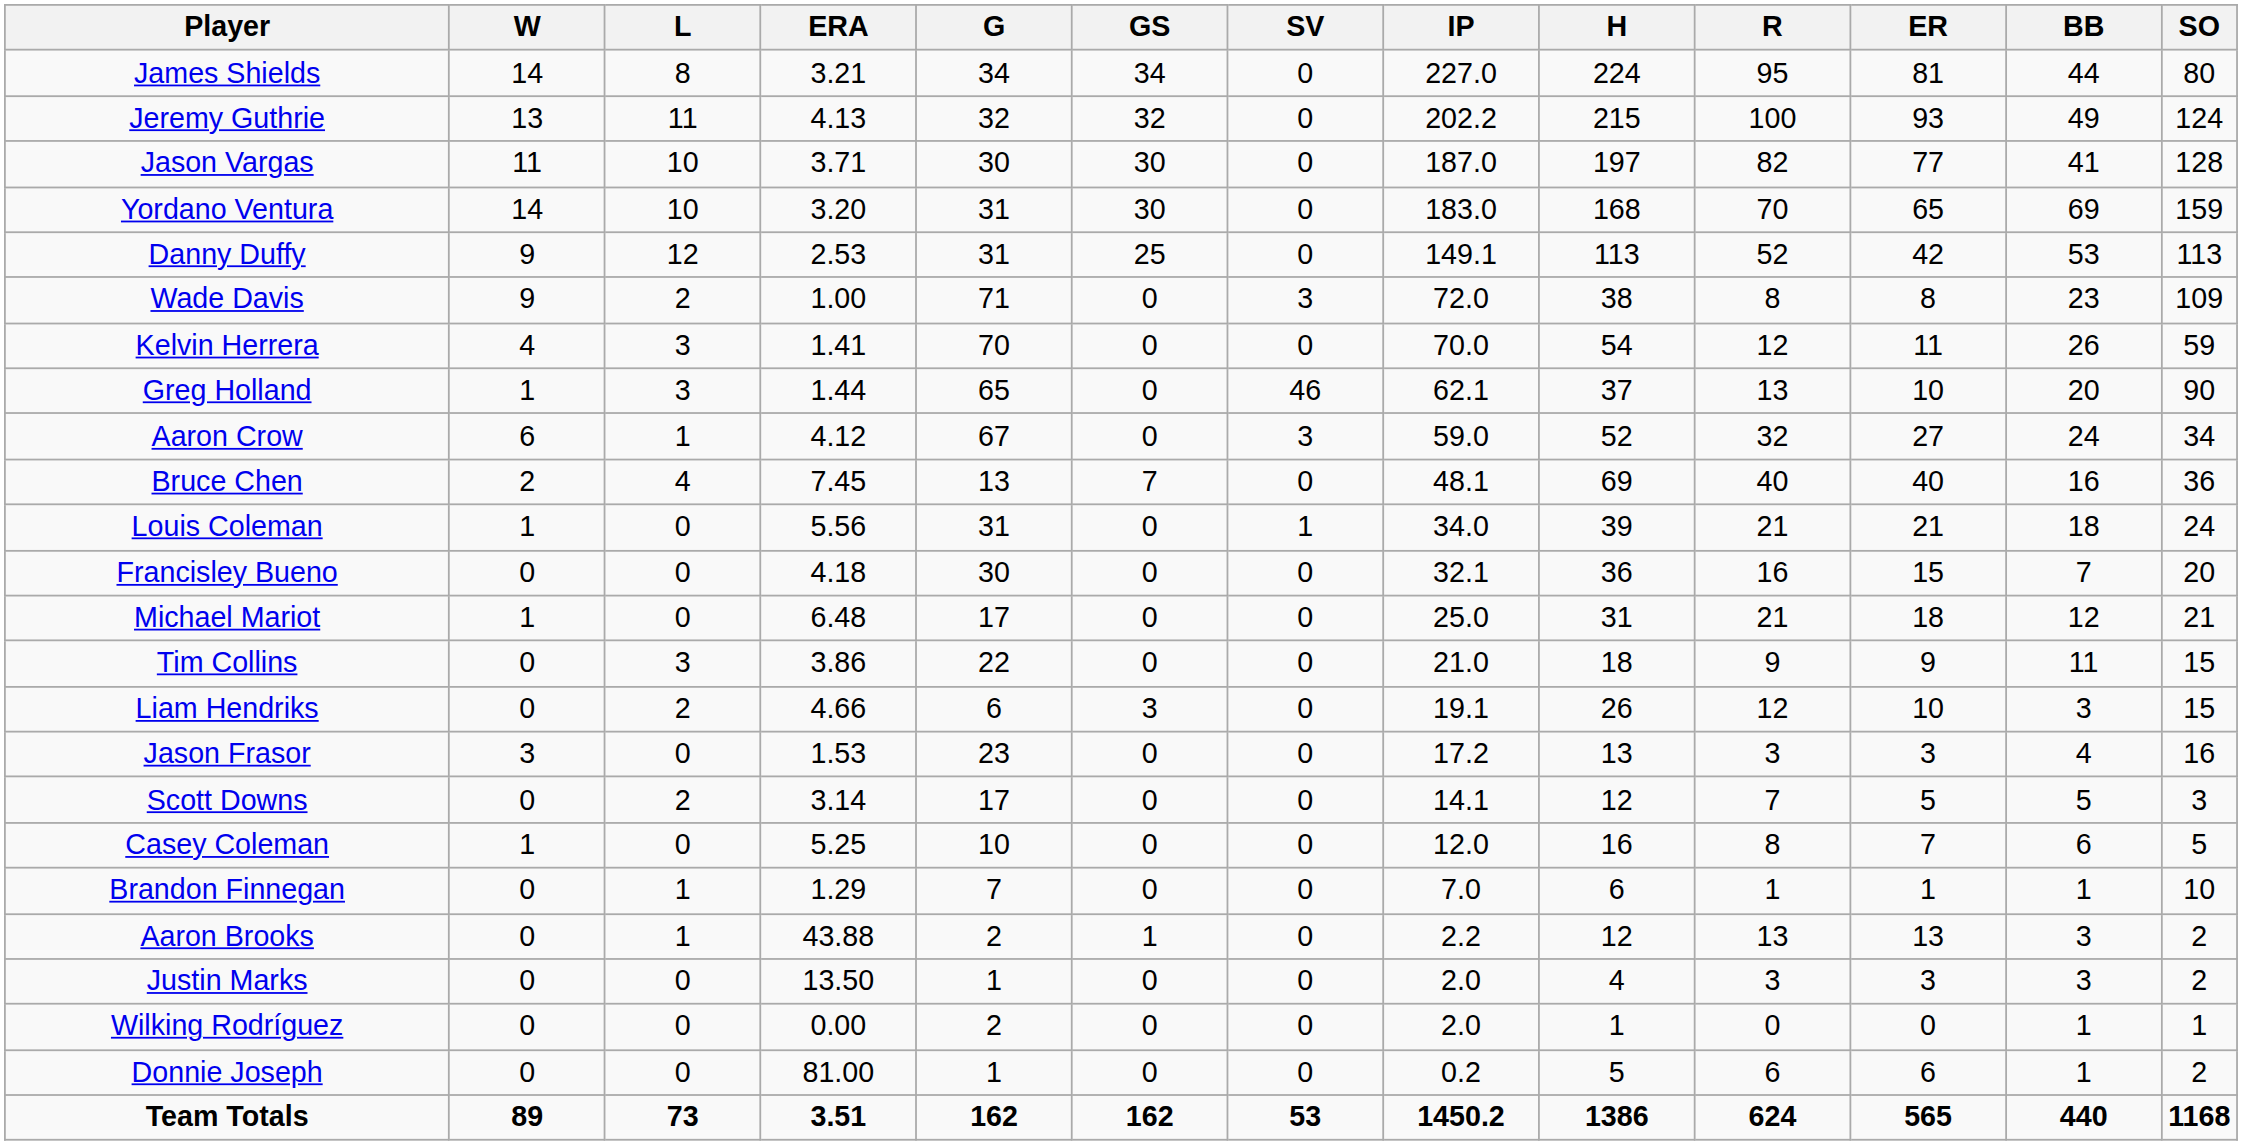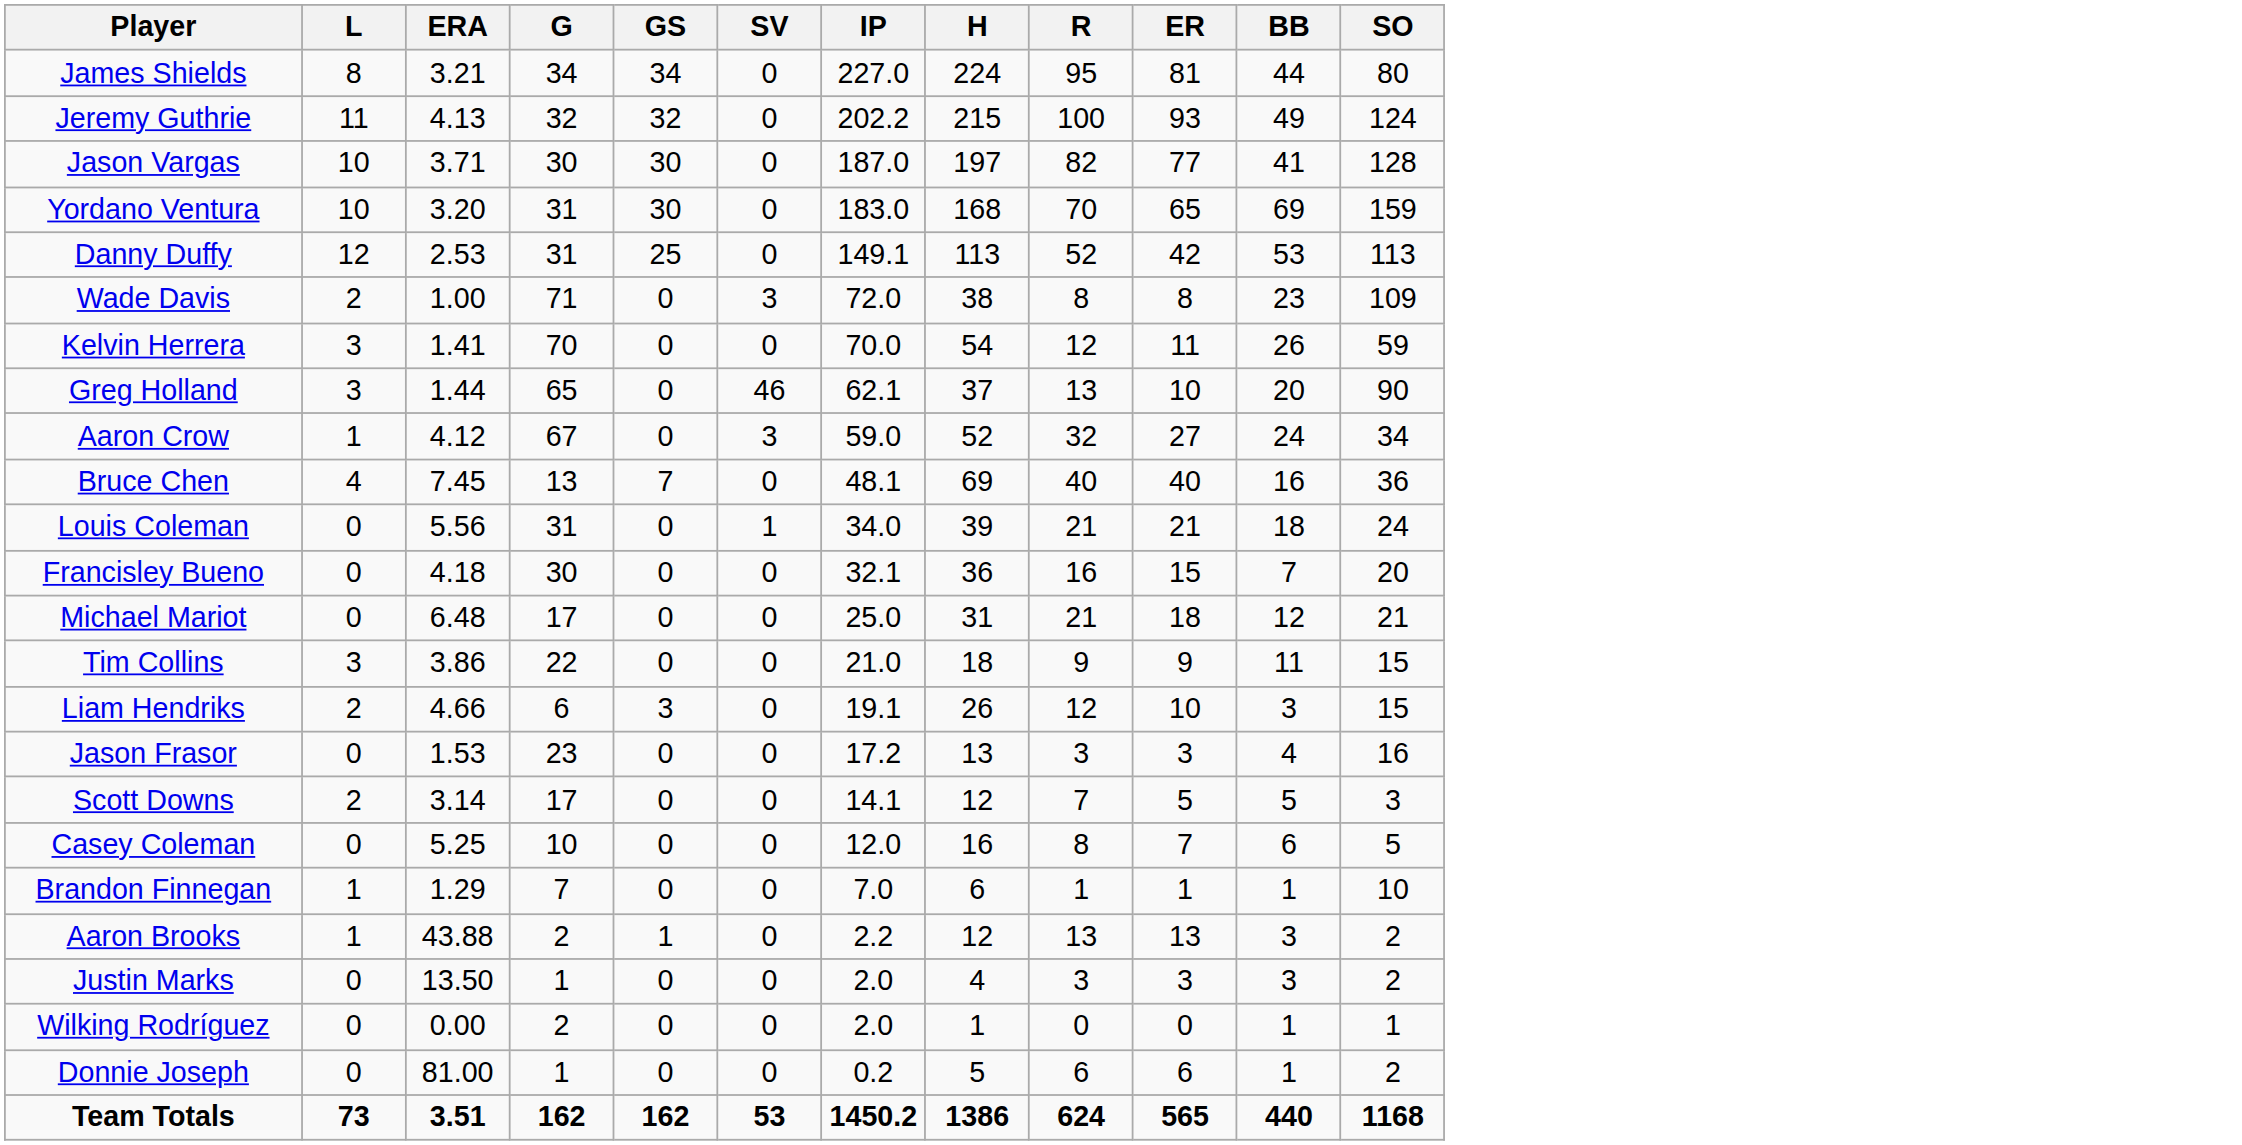- column: (527, 27)
